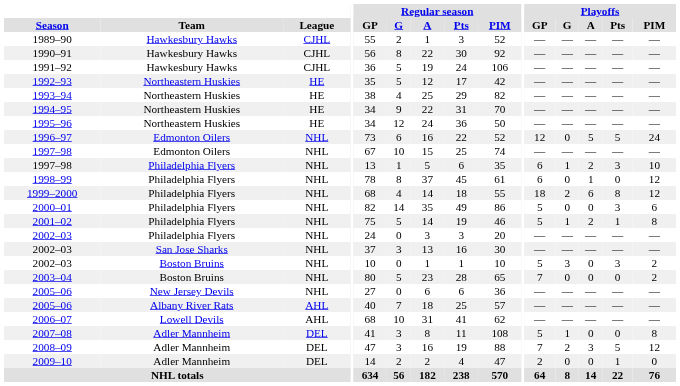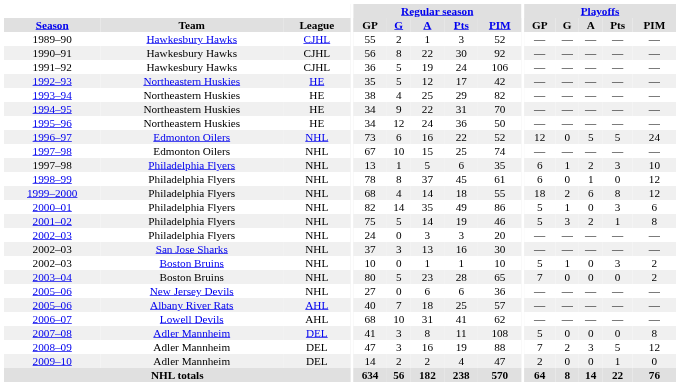(567, 207) 0 -> (567, 207) 1
(567, 221) 1 -> (567, 221) 3
(567, 263) 3 -> (567, 263) 1
(567, 333) 1 -> (567, 333) 0
